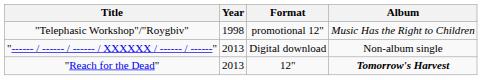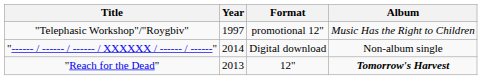(233, 30) 1998 -> (233, 30) 1997
(233, 48) 2013 -> (233, 48) 2014
